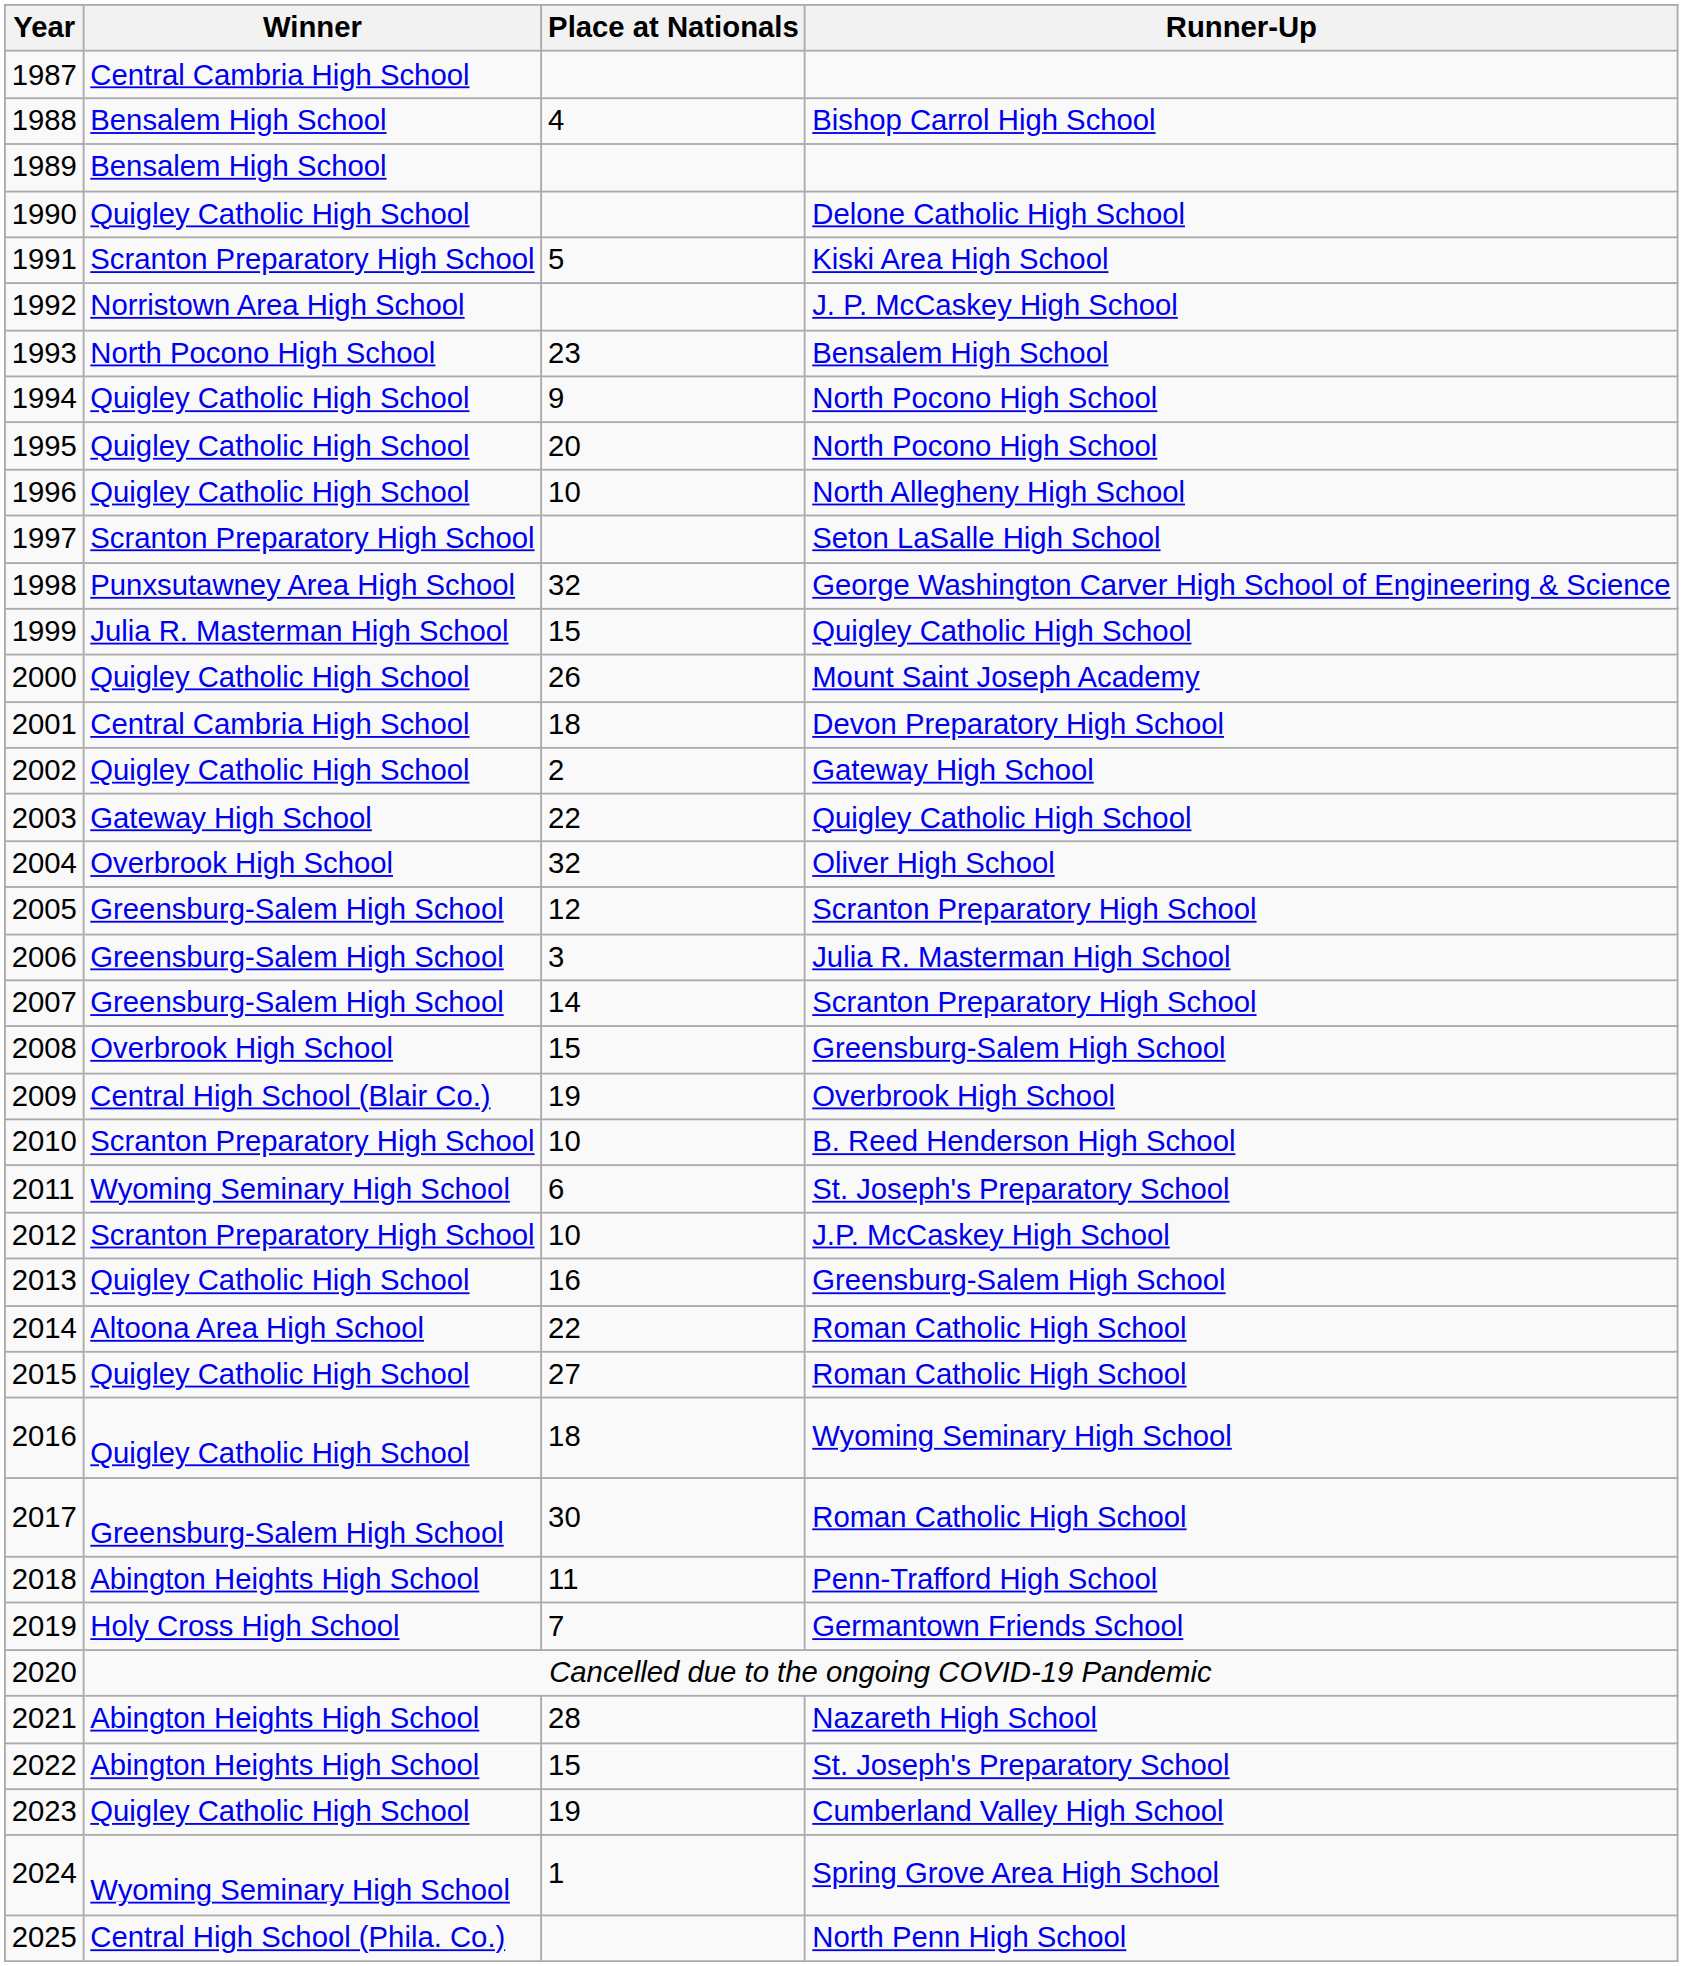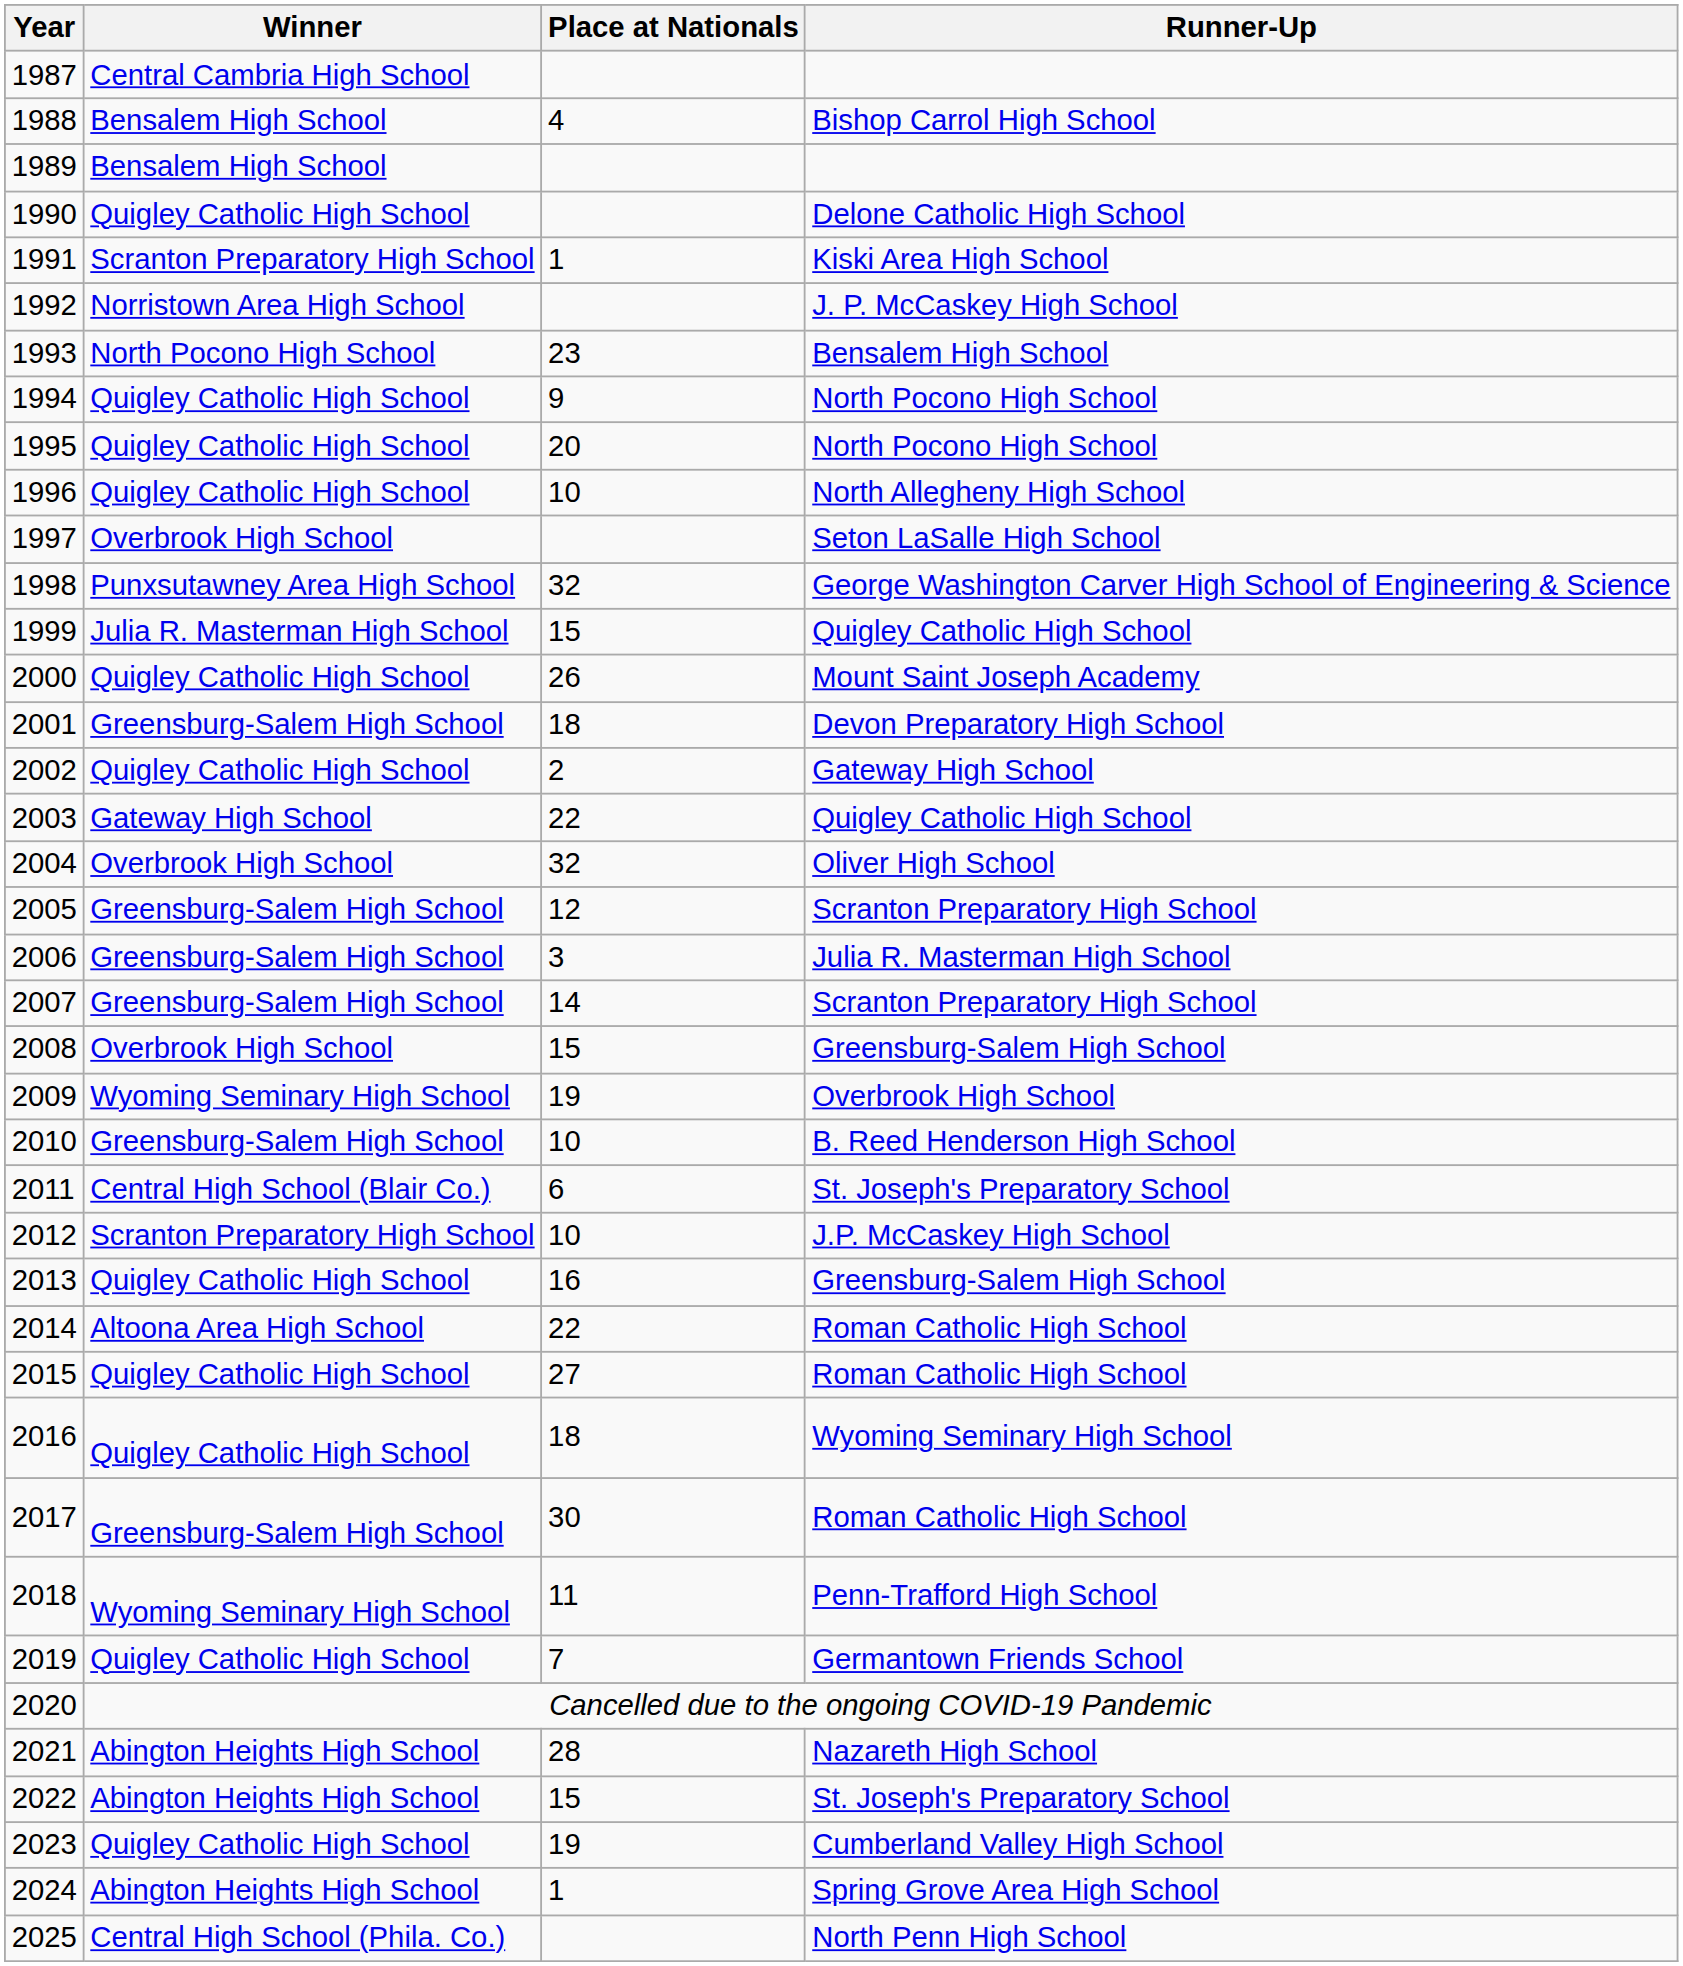(556, 259) 5 -> (556, 259) 1
(312, 538) Scranton Preparatory High School -> (242, 538) Overbrook High School
(280, 724) Central Cambria High School -> (297, 724) Greensburg-Salem High School
(290, 1095) Central High School (Blair Co.) -> (300, 1095) Wyoming Seminary High School
(312, 1142) Scranton Preparatory High School -> (297, 1142) Greensburg-Salem High School
(300, 1188) Wyoming Seminary High School -> (290, 1188) Central High School (Blair Co.)
(285, 1579) Abington Heights High School -> (300, 1612) Wyoming Seminary High School
(245, 1625) Holy Cross High School -> (280, 1658) Quigley Catholic High School
(300, 1891) Wyoming Seminary High School -> (285, 1891) Abington Heights High School
